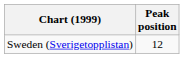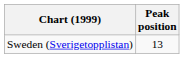(157, 44) 12 -> (157, 44) 13
